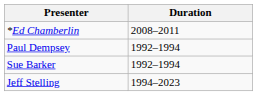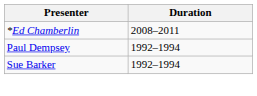- row: (33, 82)
